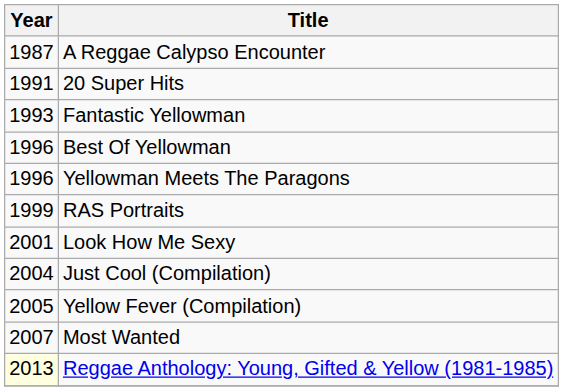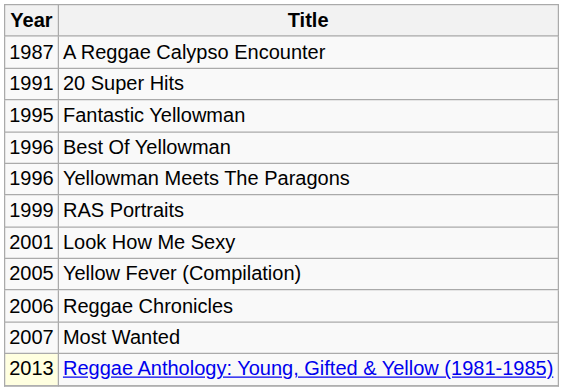(31, 115) 1993 -> (31, 115) 1995
- row: (167, 274)
+ row: (148, 305)
